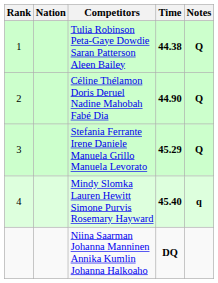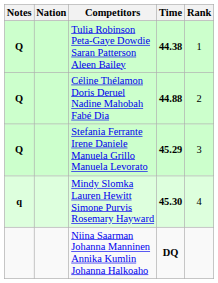columns swapped: (19, 12) <-> (199, 12)
(170, 98) 44.90 -> (171, 98) 44.88
(170, 201) 45.40 -> (171, 201) 45.30
